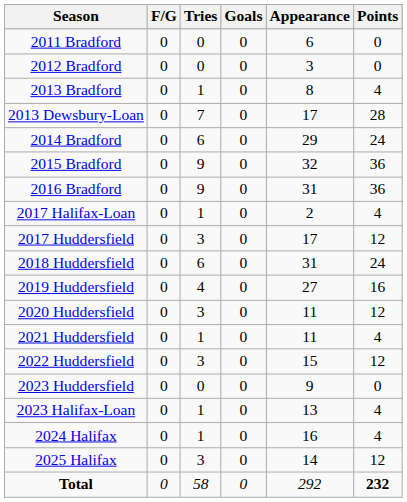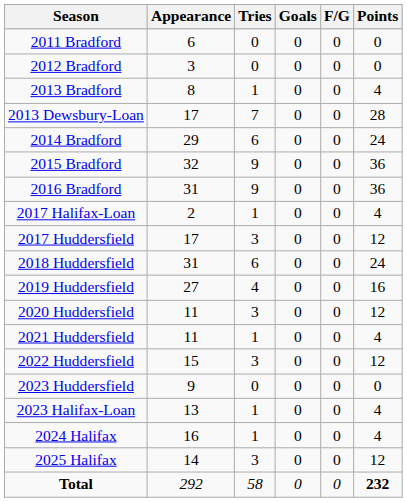columns swapped: (310, 16) <-> (164, 16)
